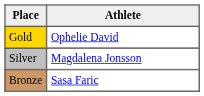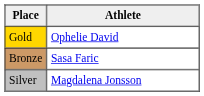rows swapped: (23, 58) <-> (26, 80)
